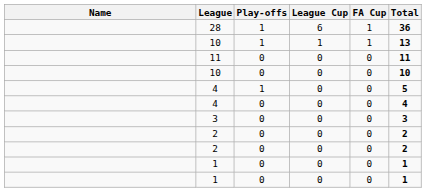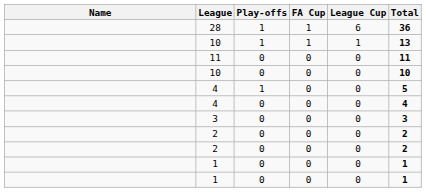columns swapped: (369, 12) <-> (320, 12)
